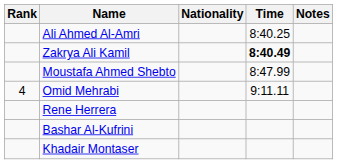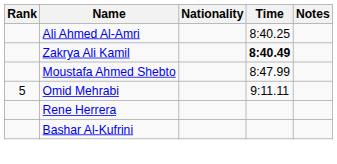(22, 91) 4 -> (22, 91) 5
- row: (91, 149)
